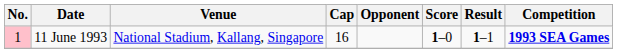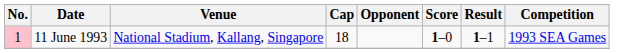(342, 37) 16 -> (342, 37) 18
(559, 37) bold -> (557, 37) normal
